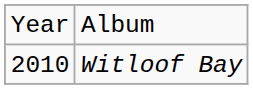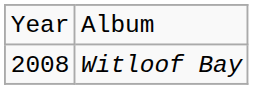(40, 65) 2010 -> (40, 65) 2008
